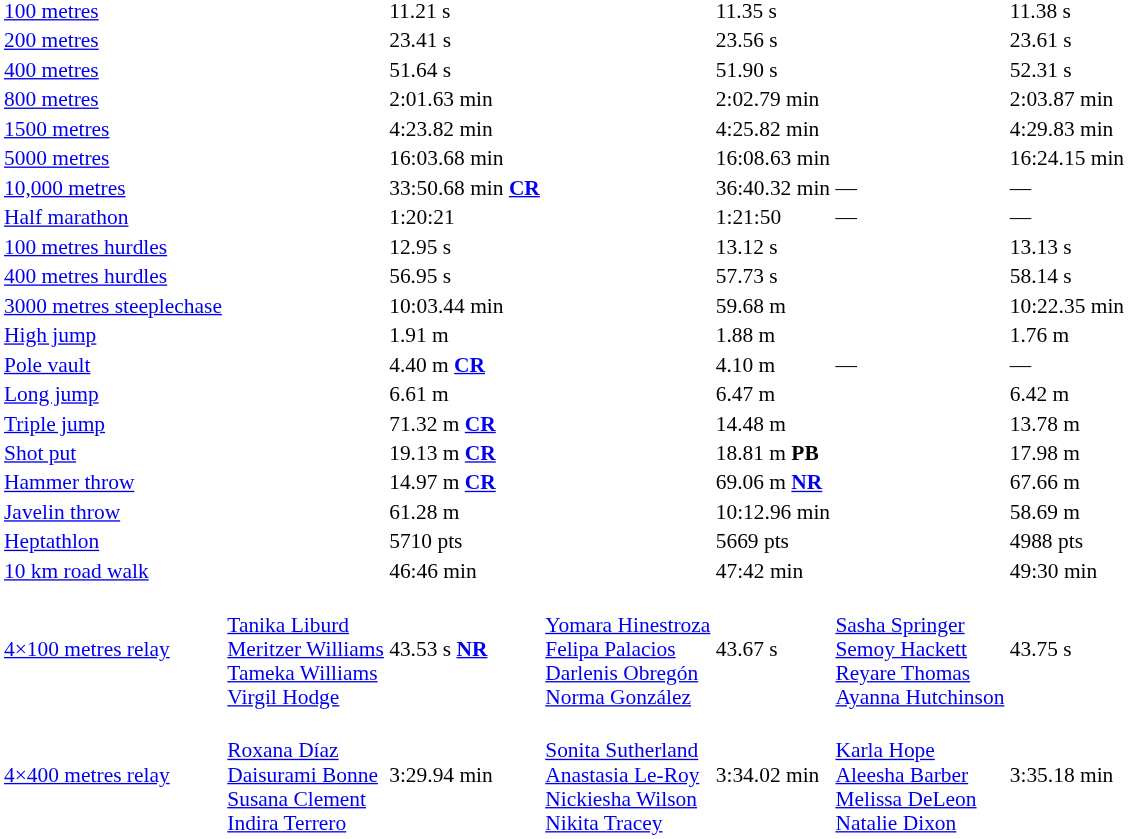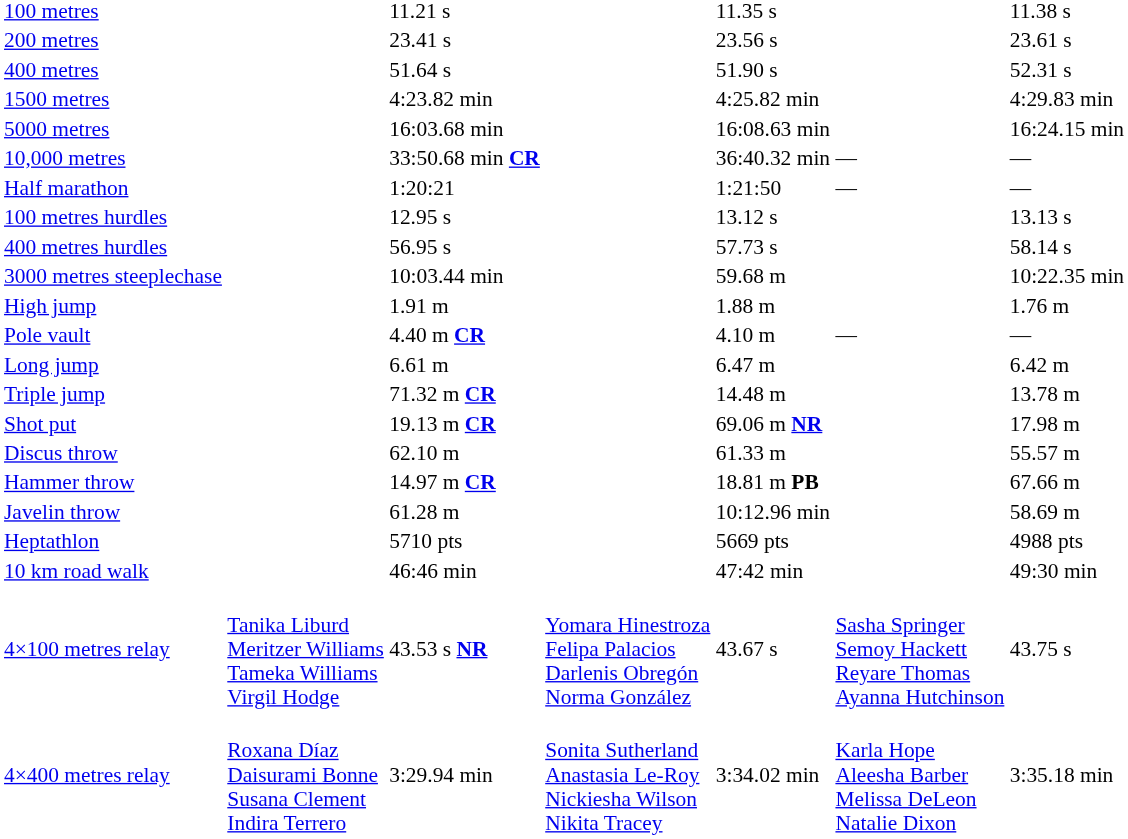- row: (51, 99)
(767, 453) 18.81 m PB -> (769, 423) 69.06 m NR
+ row: (61, 453)
(769, 482) 69.06 m NR -> (767, 482) 18.81 m PB
